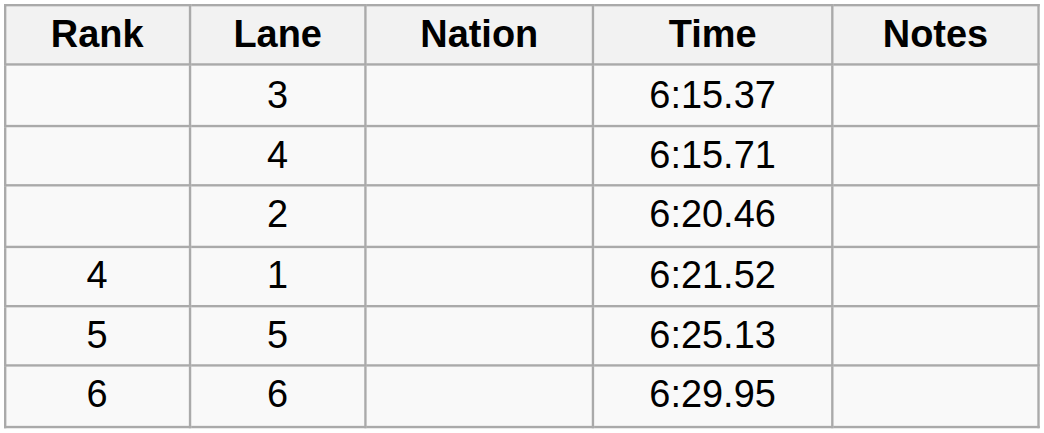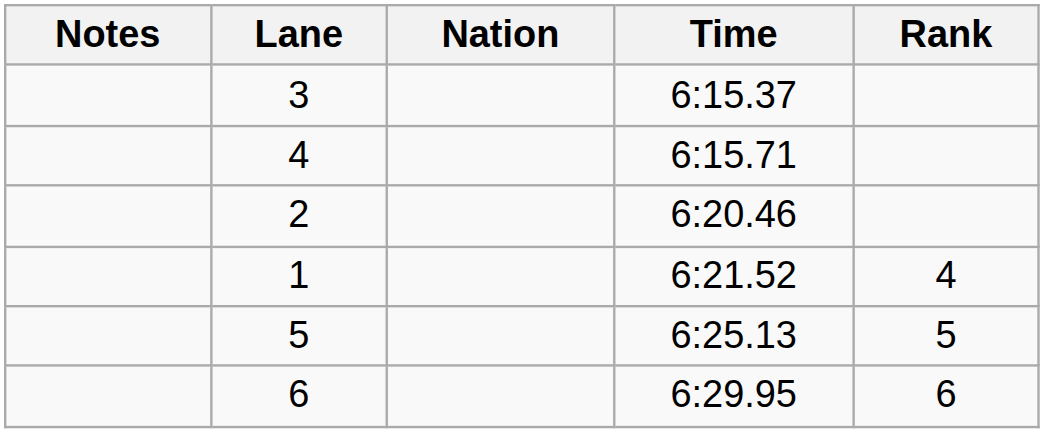columns swapped: (97, 34) <-> (935, 34)
